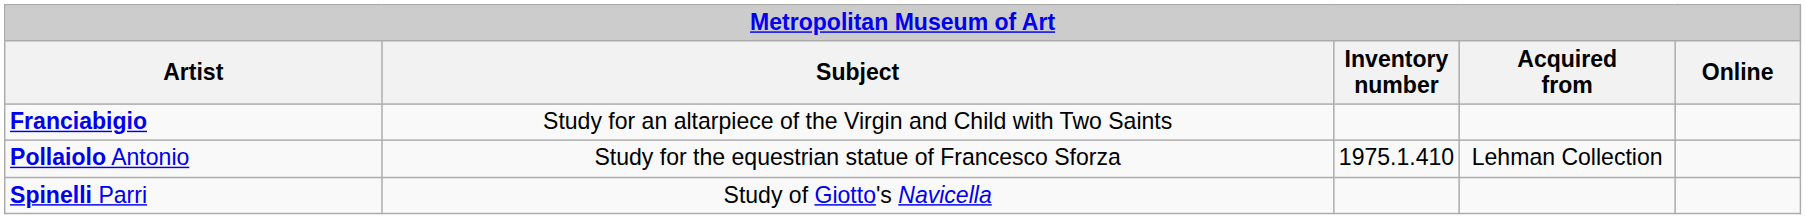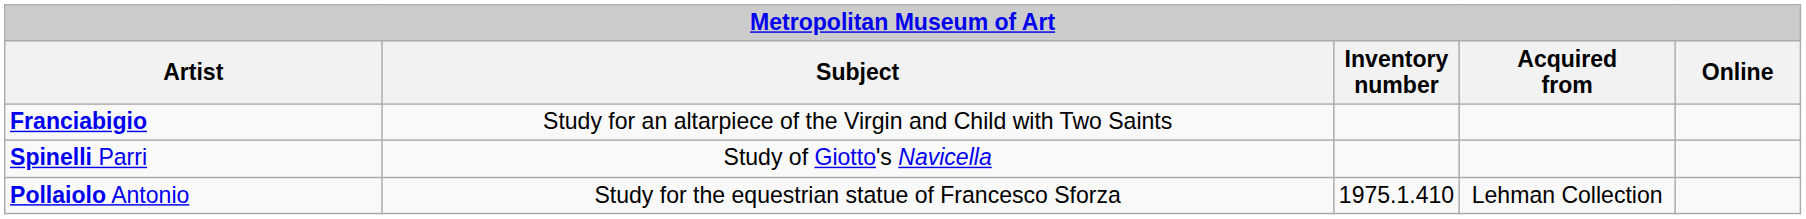rows swapped: (100, 158) <-> (79, 194)
